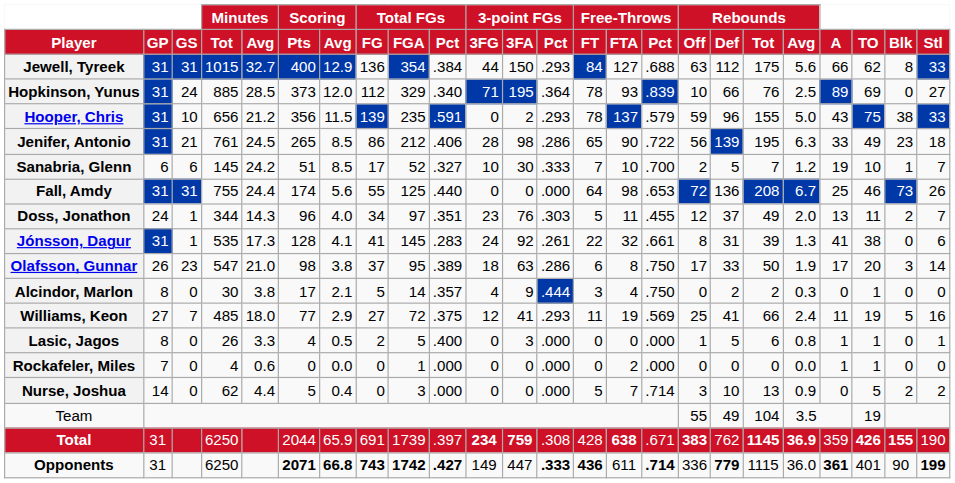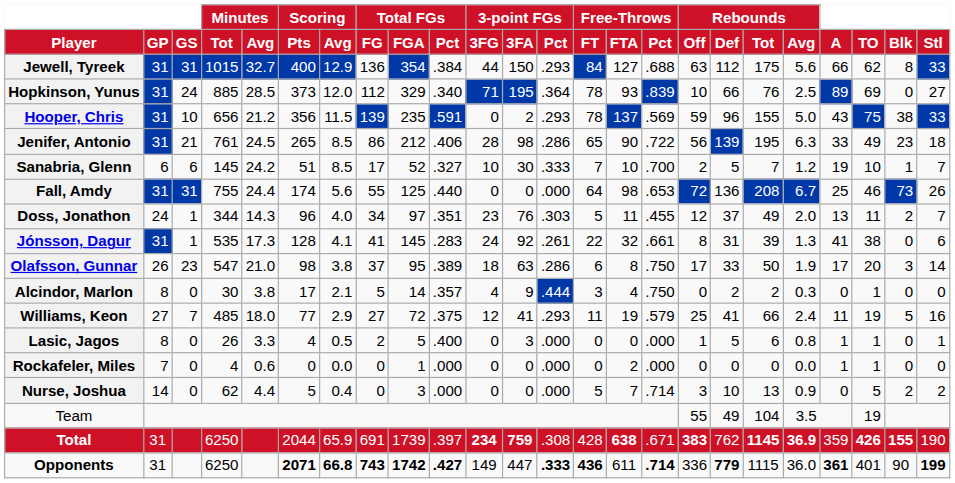(660, 116) .579 -> (660, 116) .569
(660, 316) .569 -> (660, 316) .579
